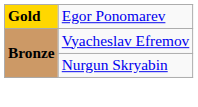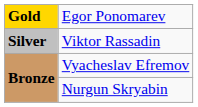+ row: (111, 41)
